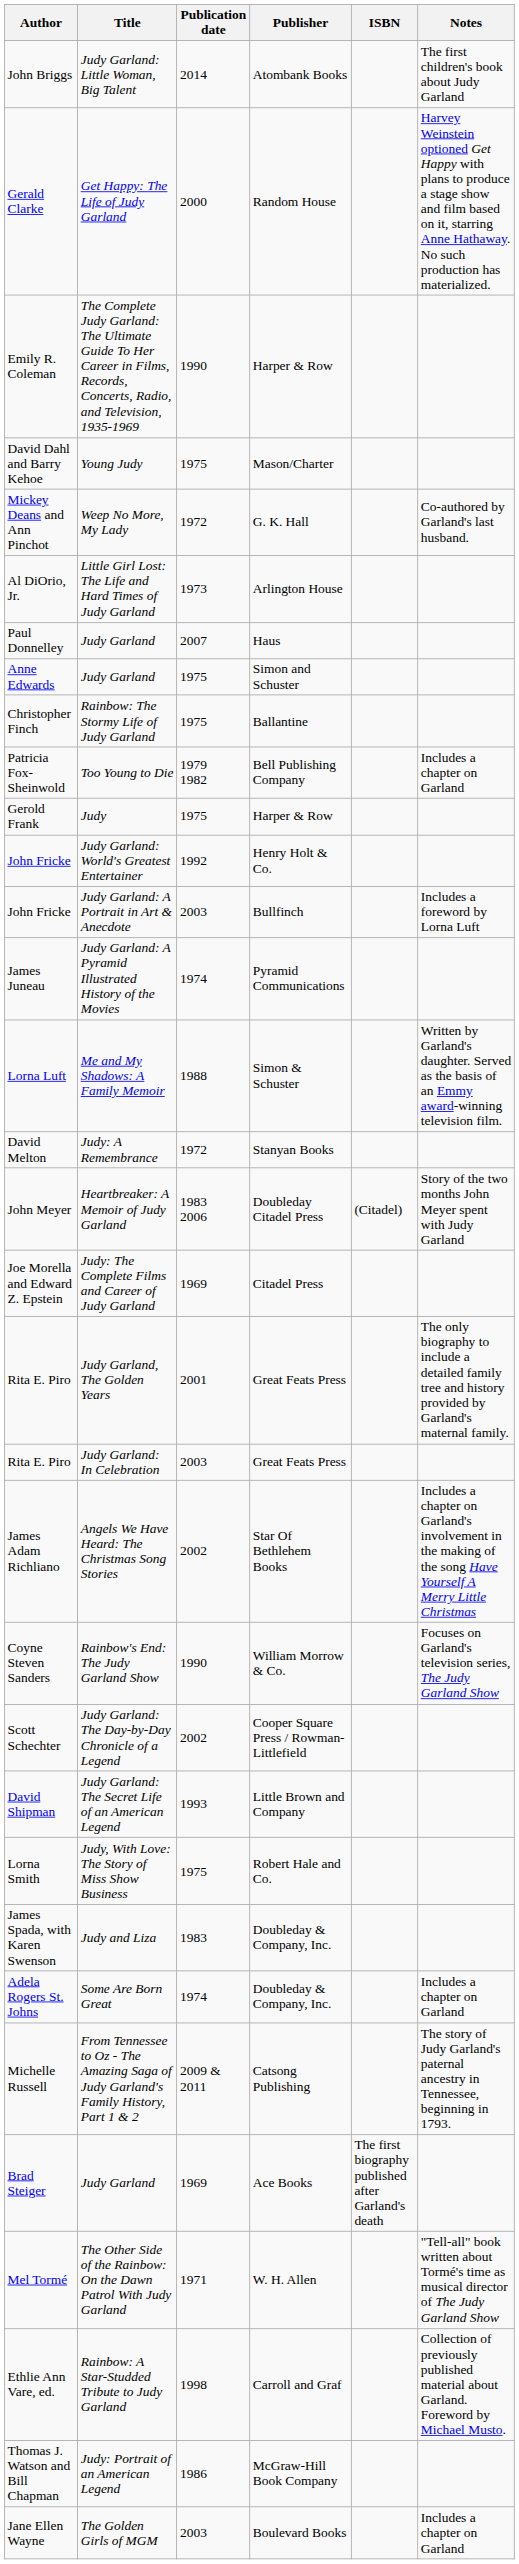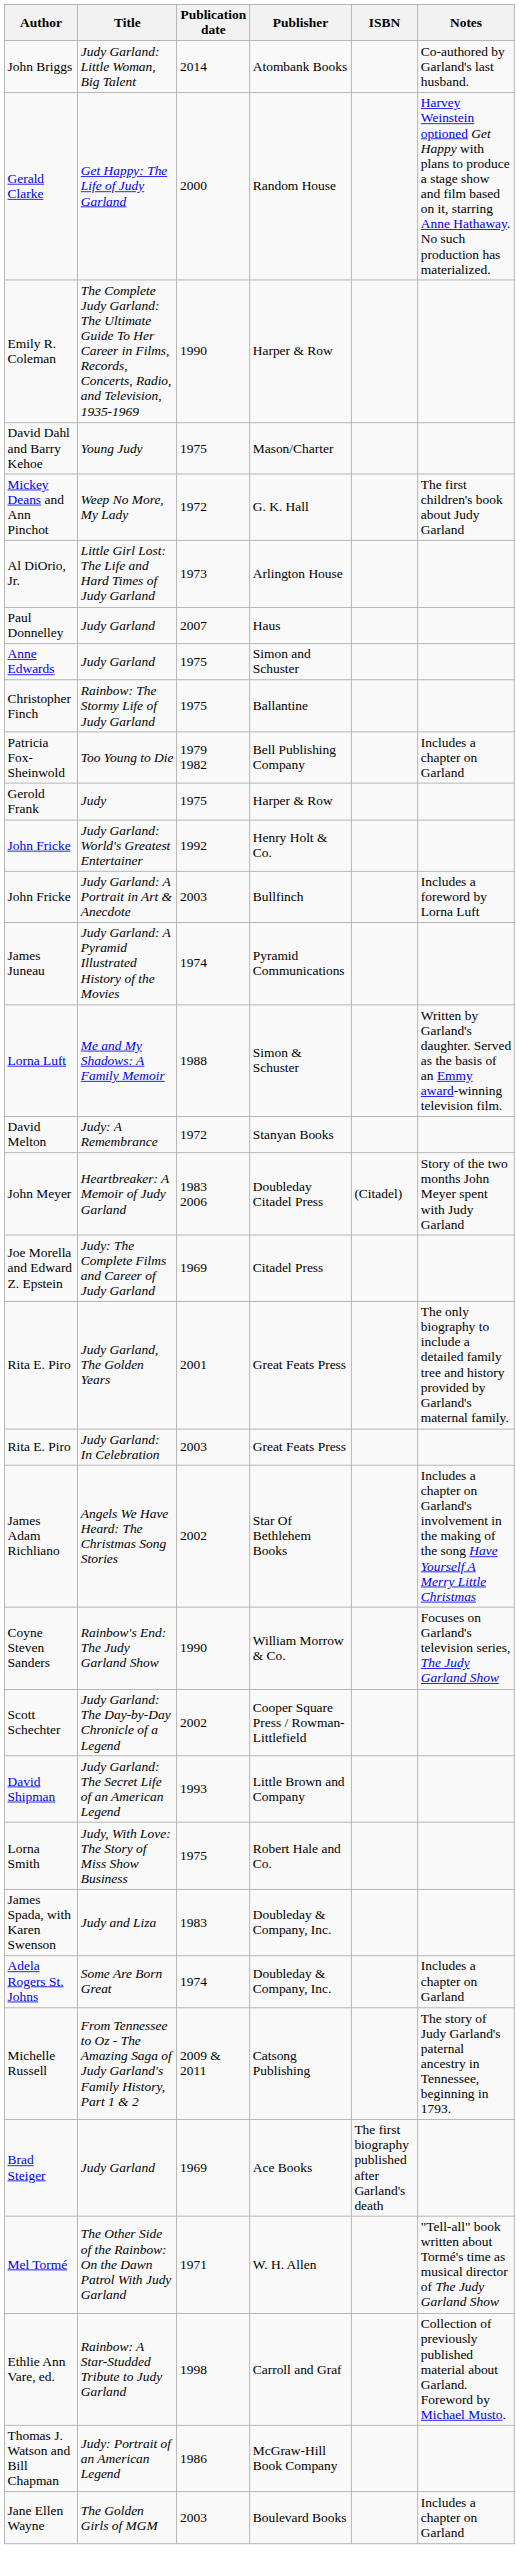(462, 74) The first children's book about Judy Garland -> (463, 66) Co-authored by Garland's last husband.
(463, 522) Co-authored by Garland's last husband. -> (462, 507) The first children's book about Judy Garland
